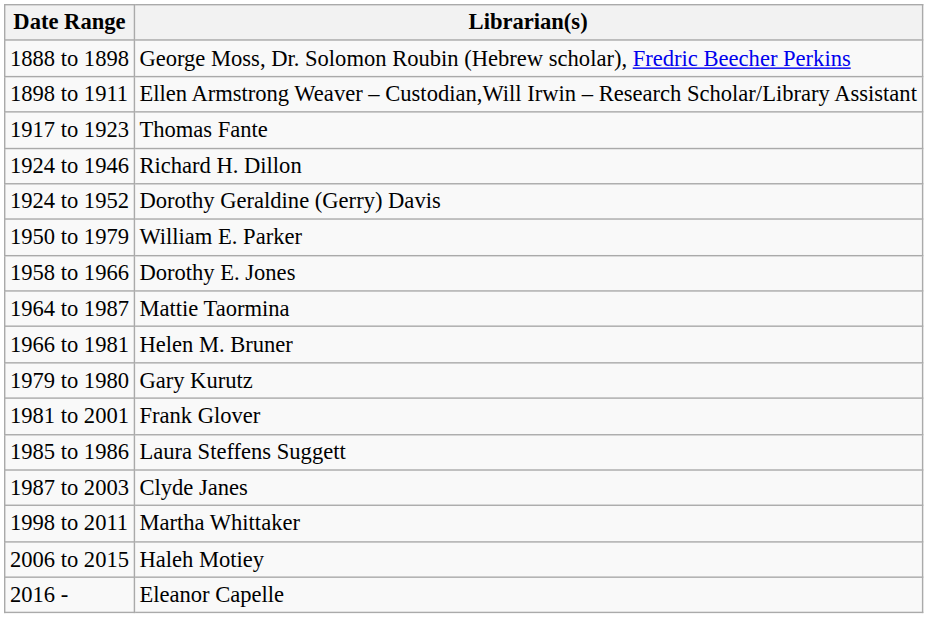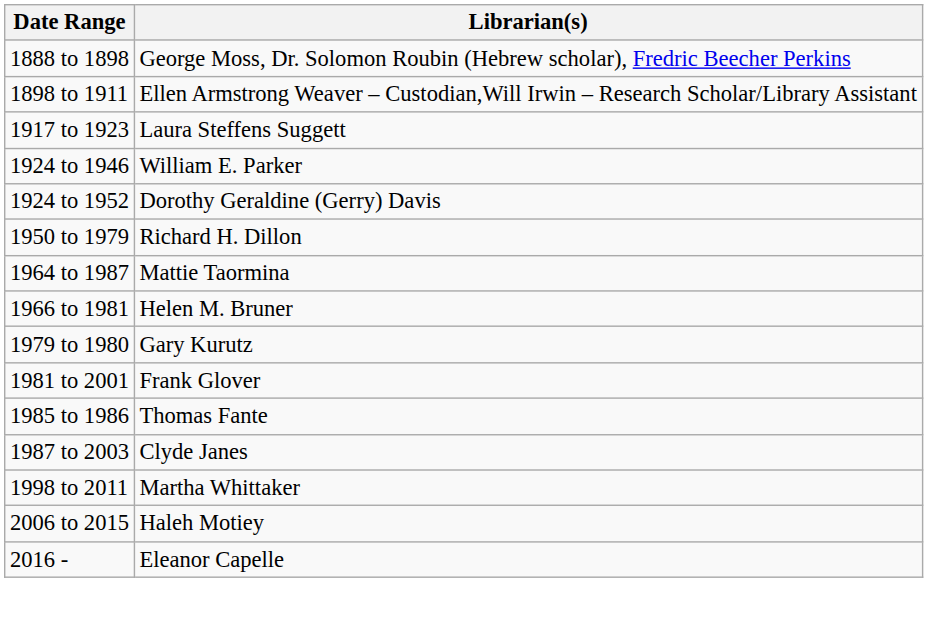(204, 129) Thomas Fante -> (243, 129) Laura Steffens Suggett
(221, 165) Richard H. Dillon -> (221, 165) William E. Parker
(221, 237) William E. Parker -> (221, 237) Richard H. Dillon
- row: (69, 272)
(243, 451) Laura Steffens Suggett -> (204, 415) Thomas Fante
